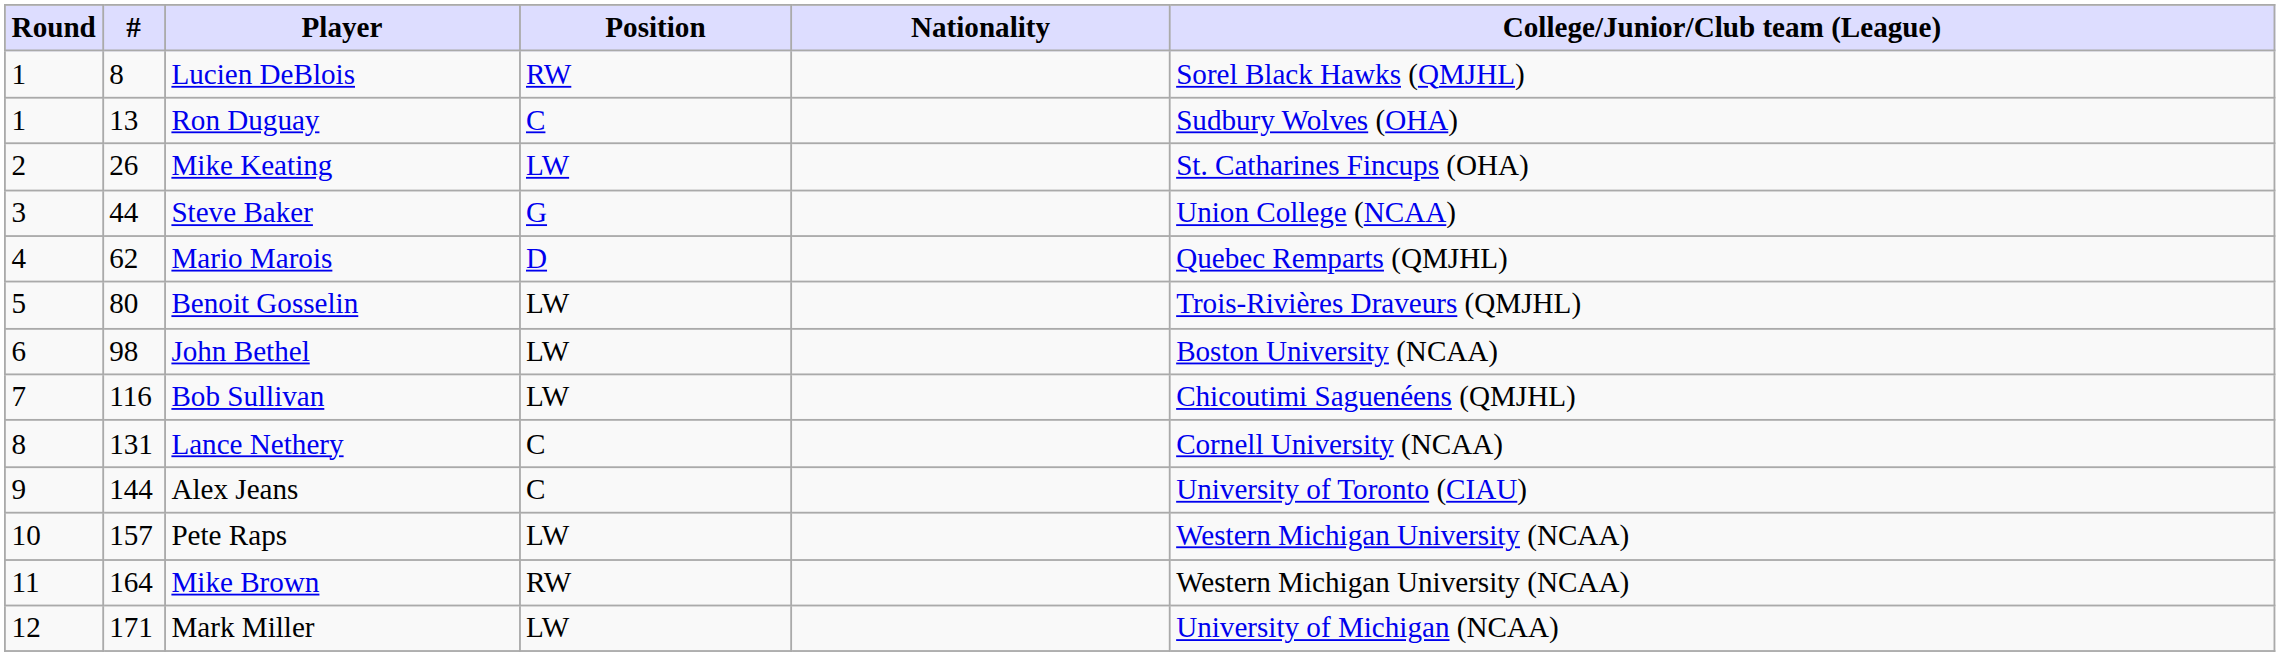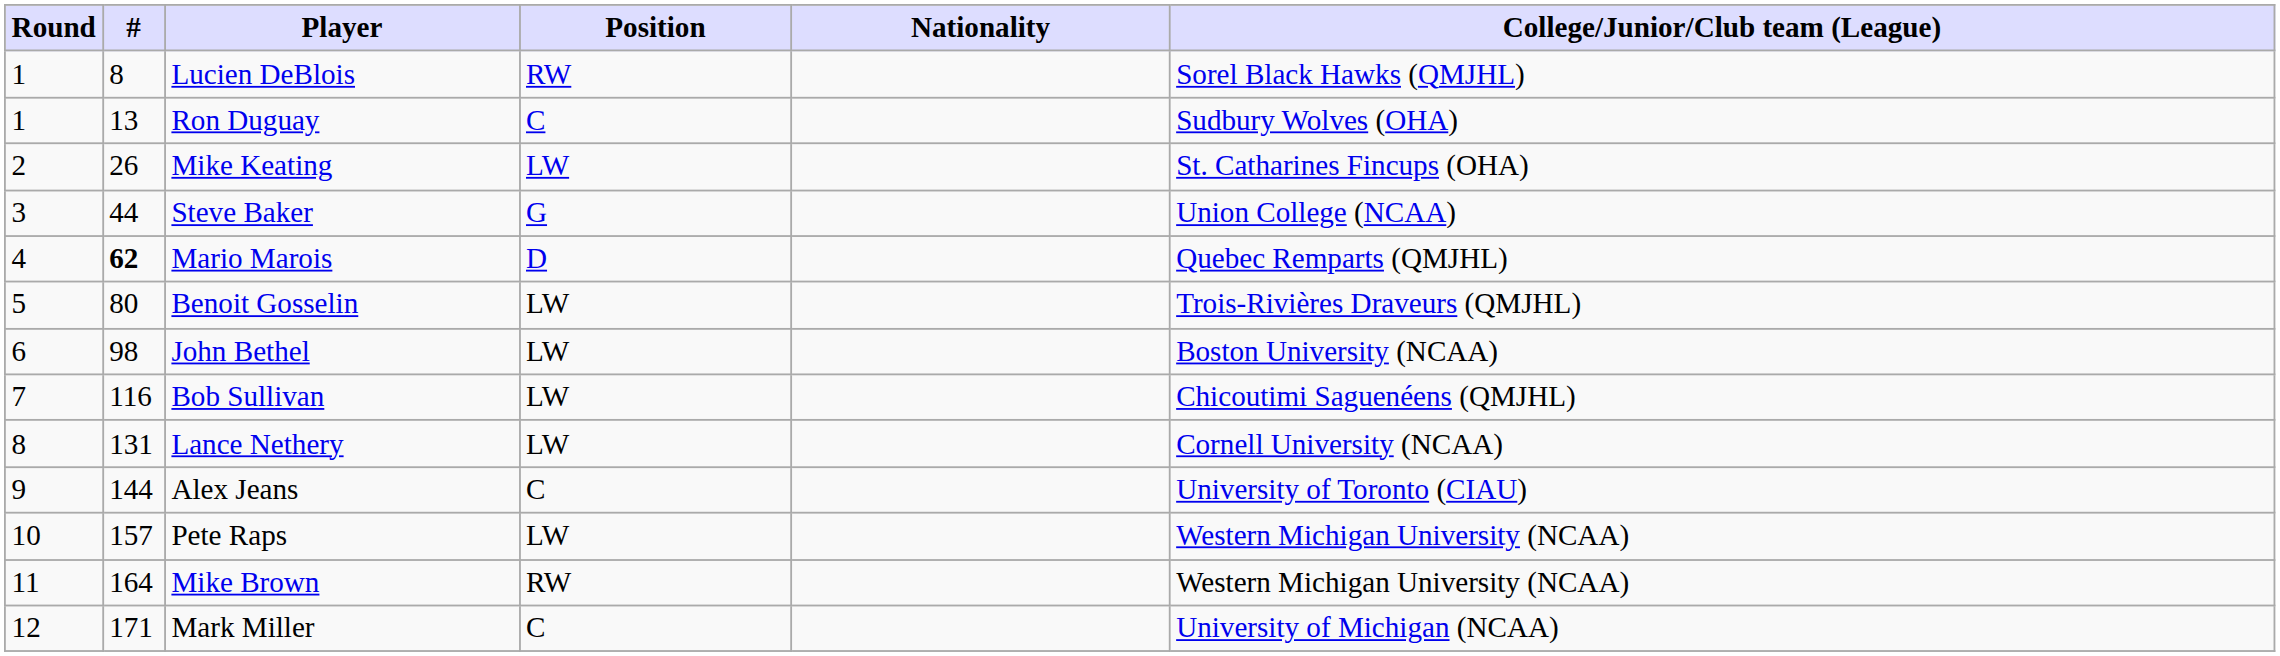(124, 258) normal -> (124, 258) bold
(536, 443) C -> (548, 443) LW
(548, 627) LW -> (536, 627) C
